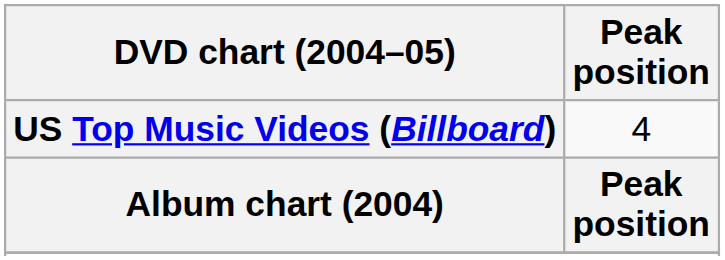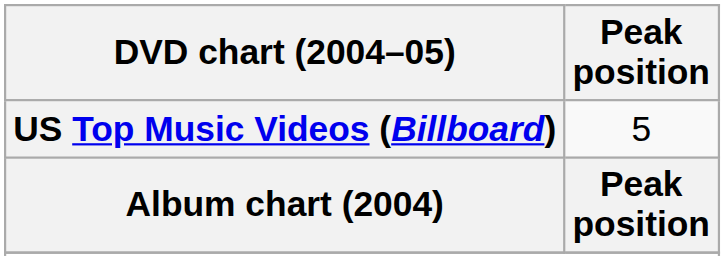(641, 128) 4 -> (641, 128) 5
